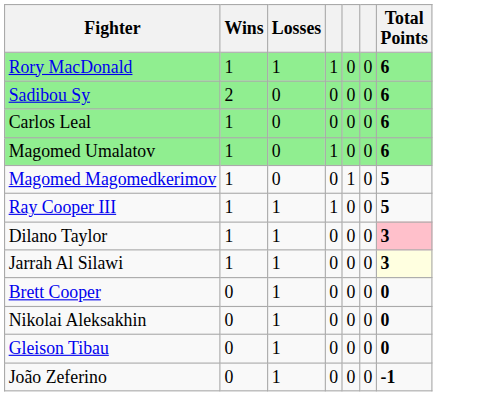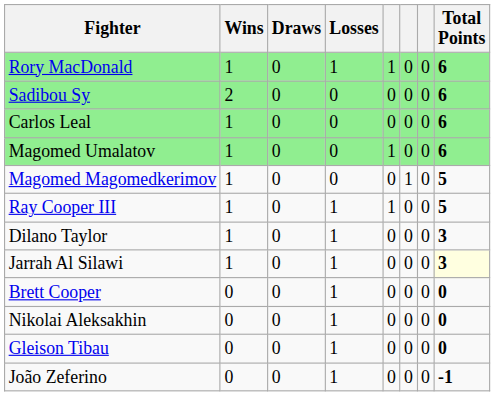+ column: (297, 28)
(385, 235) pink background -> (443, 235) no background
